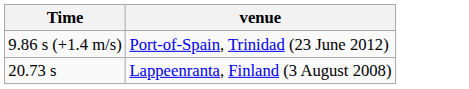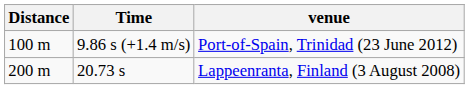+ column: (39, 17)
